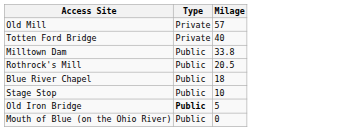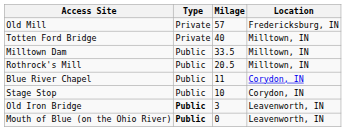+ column: (294, 11)
(225, 52) 33.8 -> (225, 52) 33.5
(220, 79) 18 -> (220, 79) 11
(217, 106) 5 -> (217, 106) 3
(191, 120) normal -> (191, 120) bold
